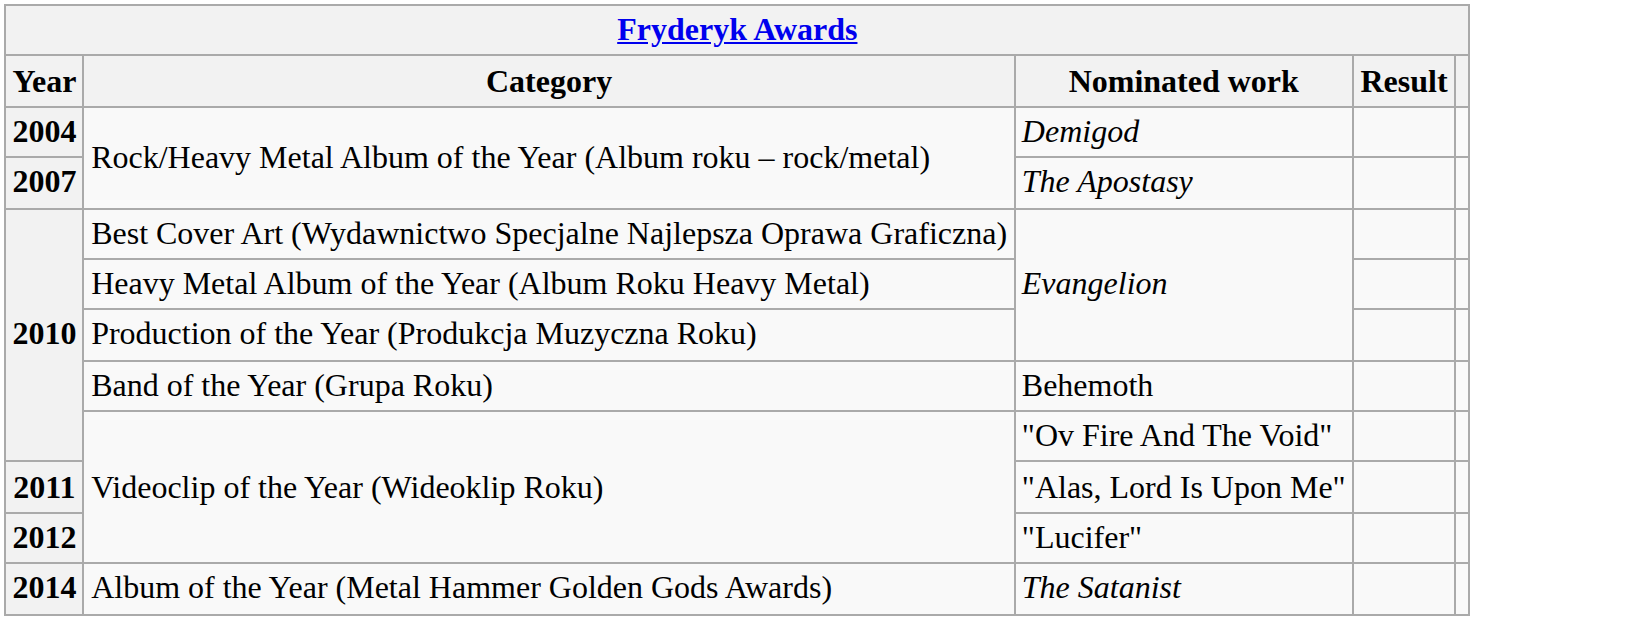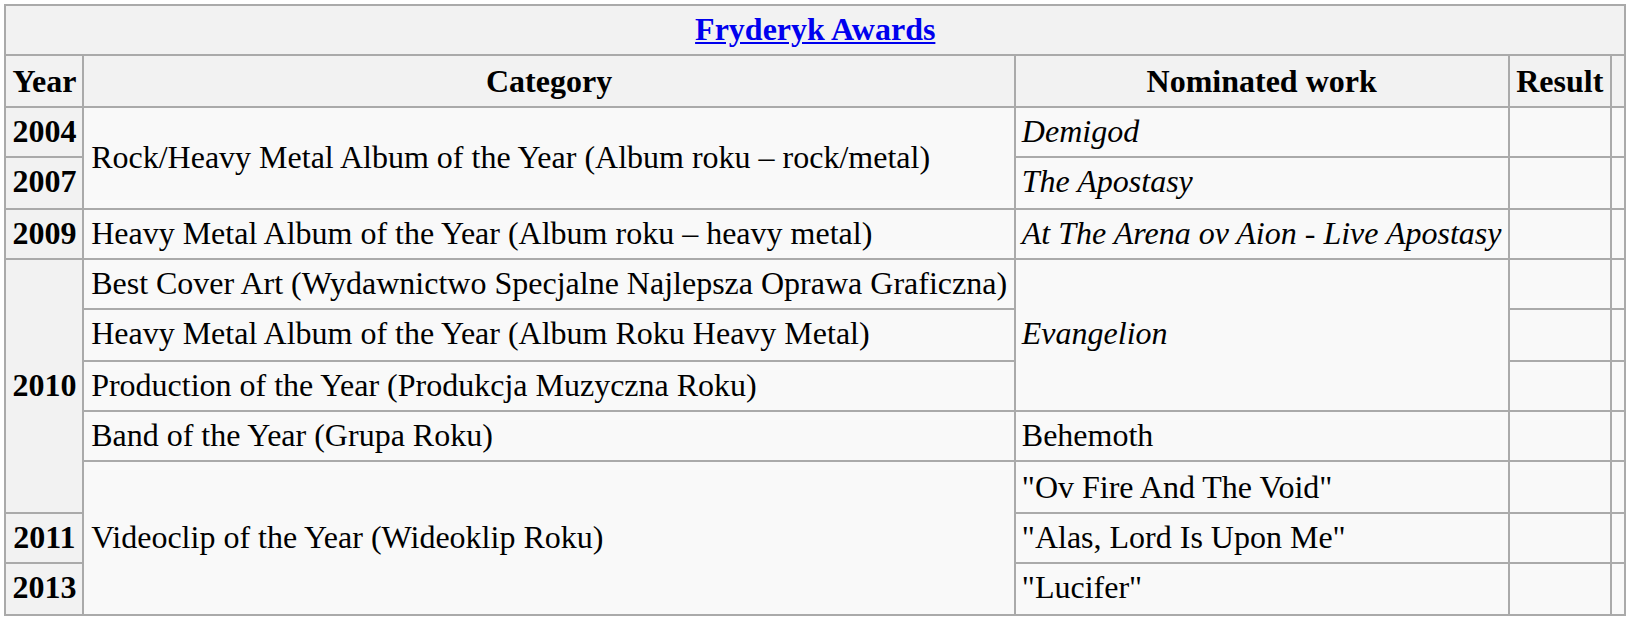+ row: (482, 232)
(44, 537) 2012 -> (44, 588) 2013
- row: (462, 588)
